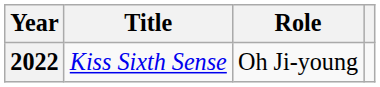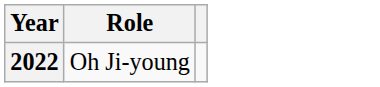- column: (148, 23)
